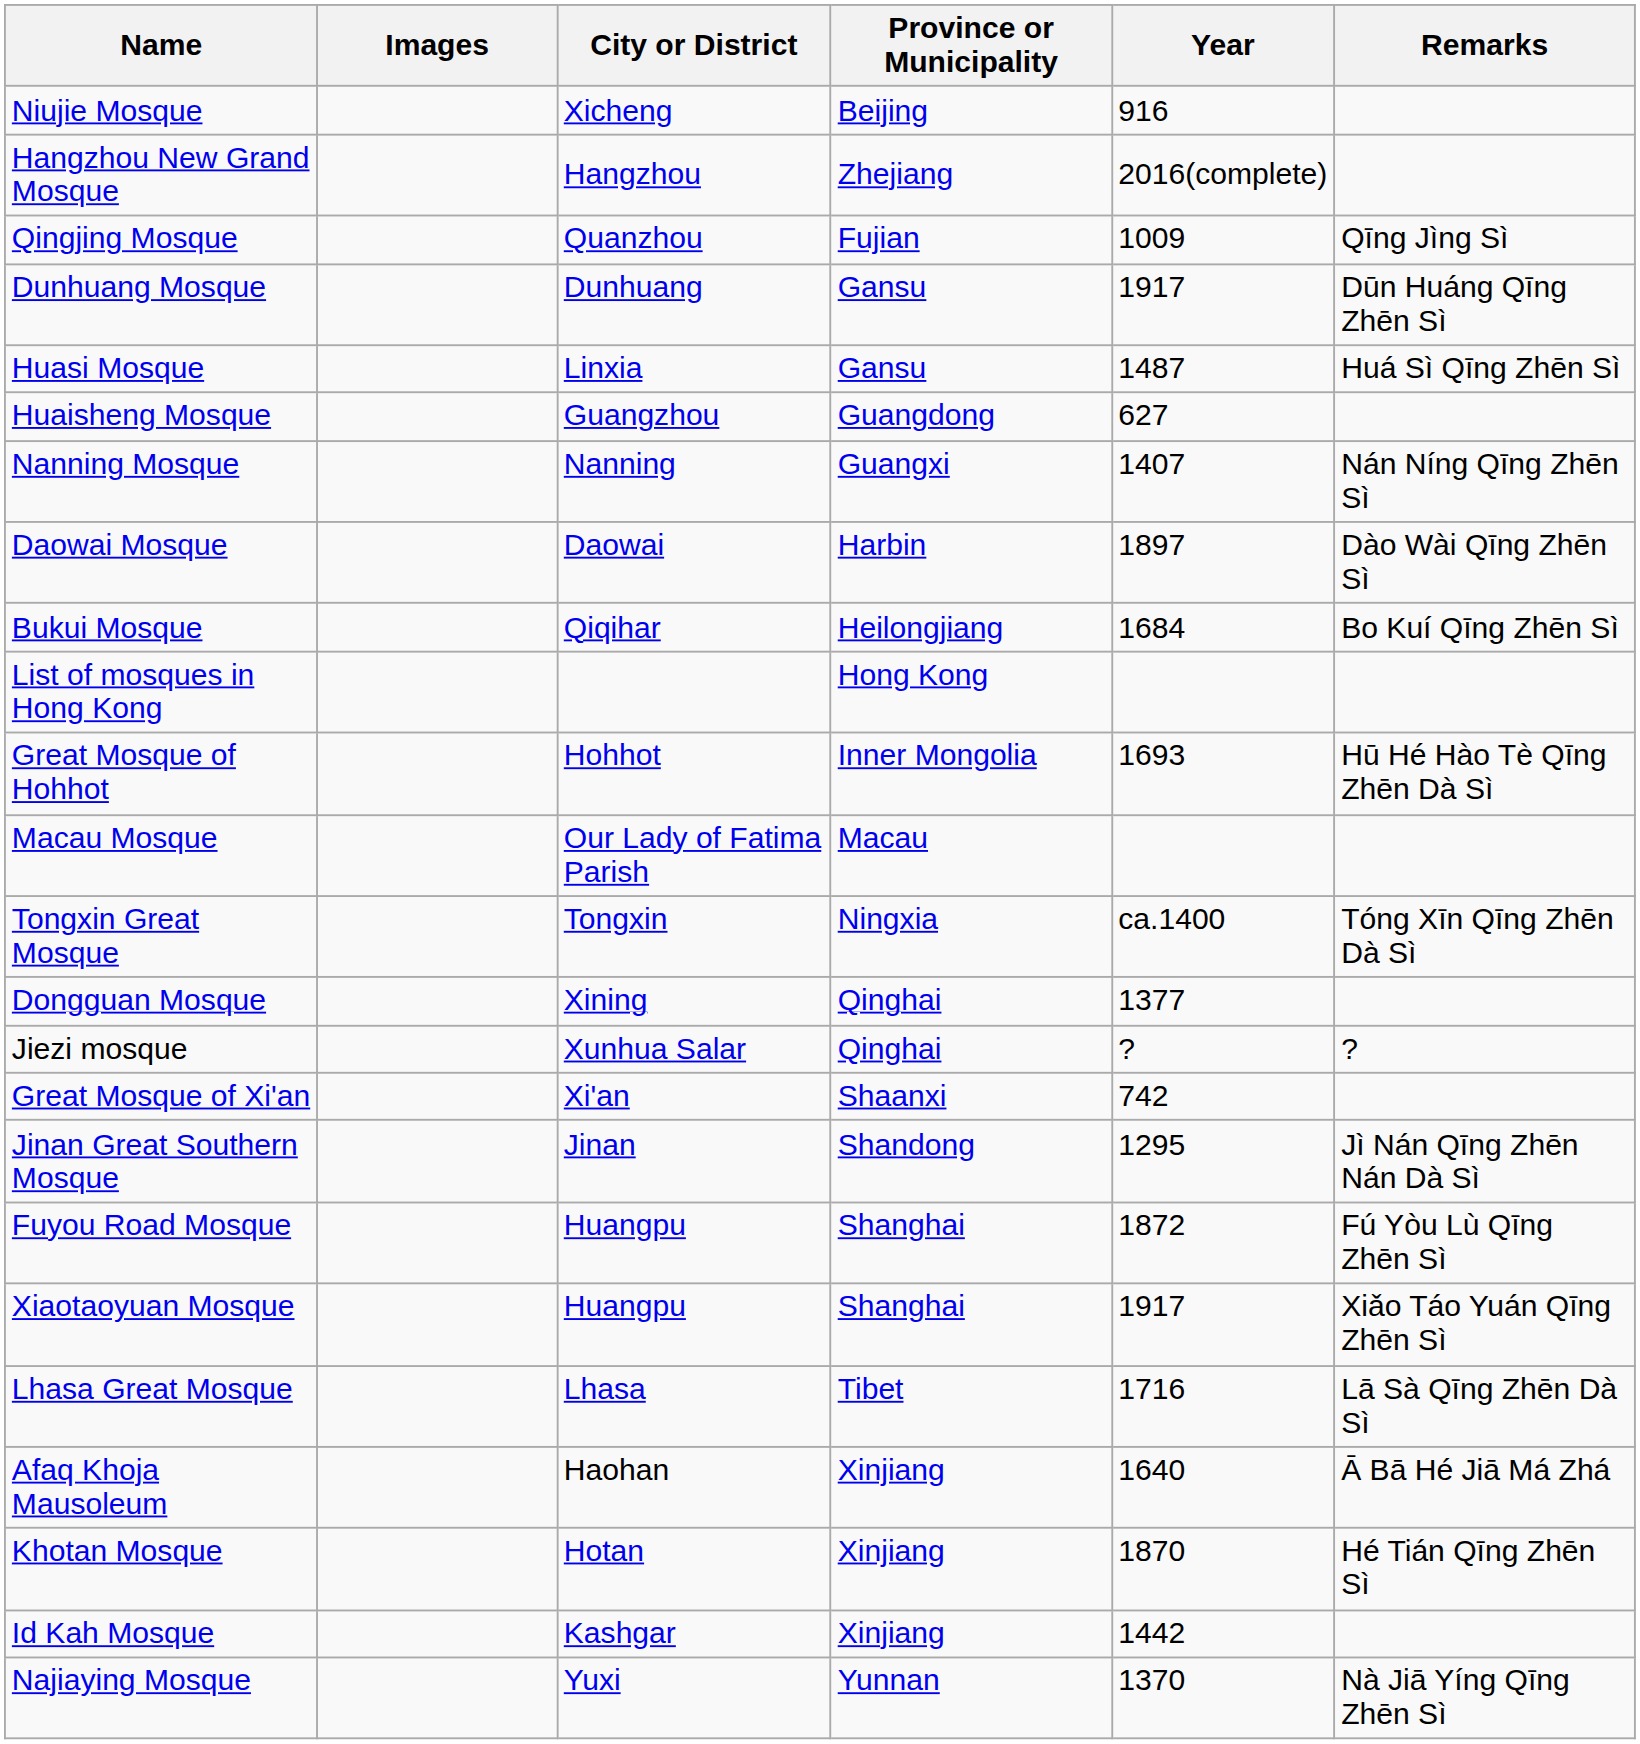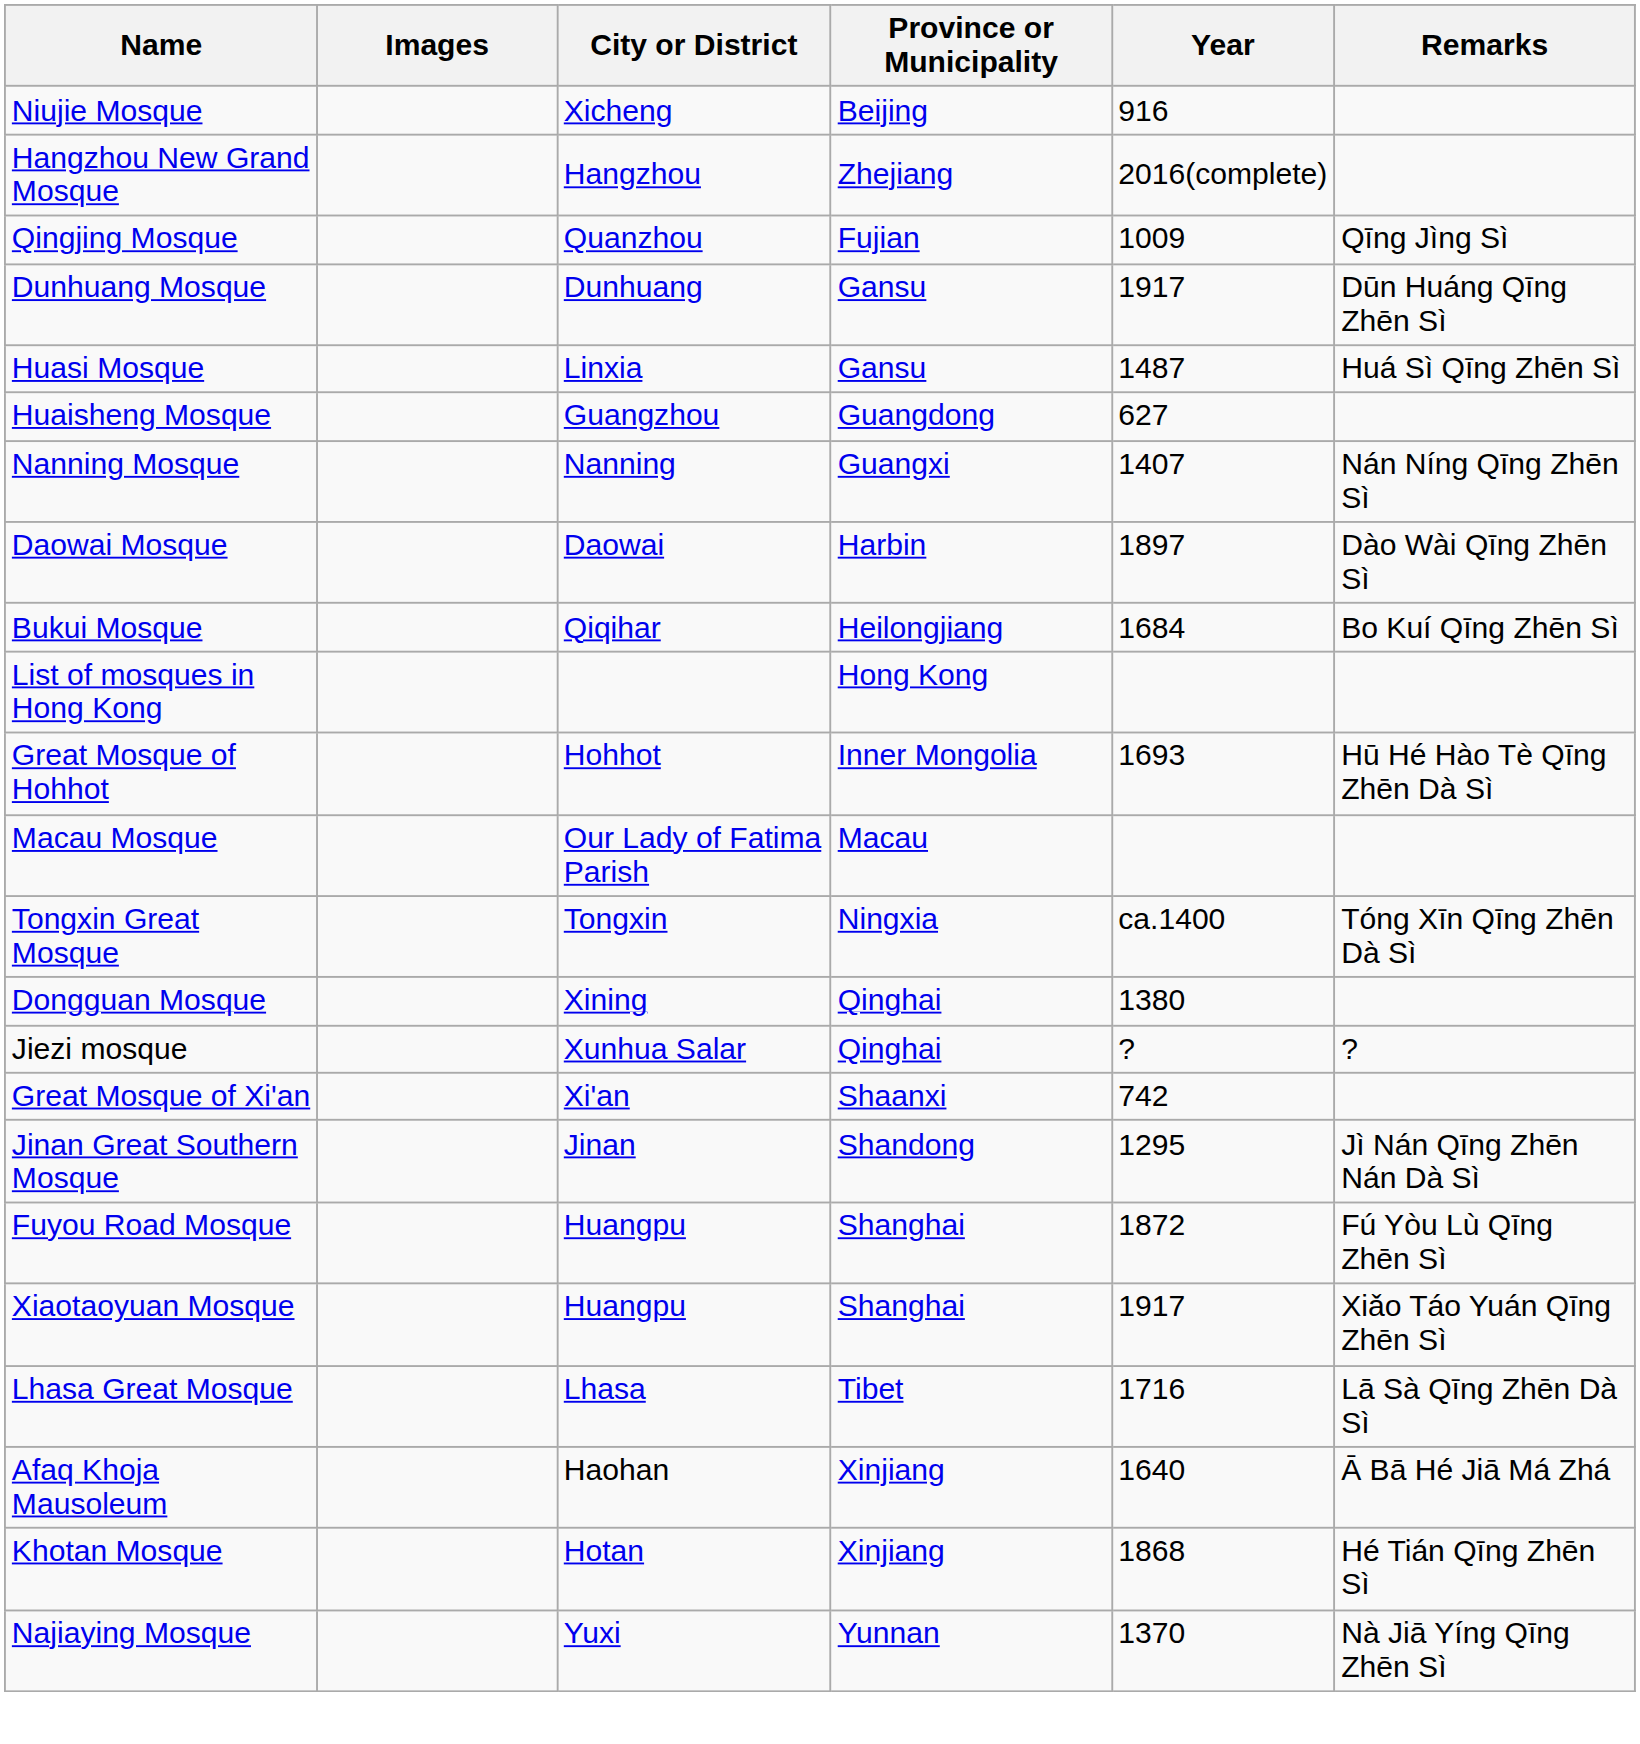(1152, 1000) 1377 -> (1152, 1000) 1380
(1152, 1551) 1870 -> (1152, 1551) 1868
- row: (113, 1633)
